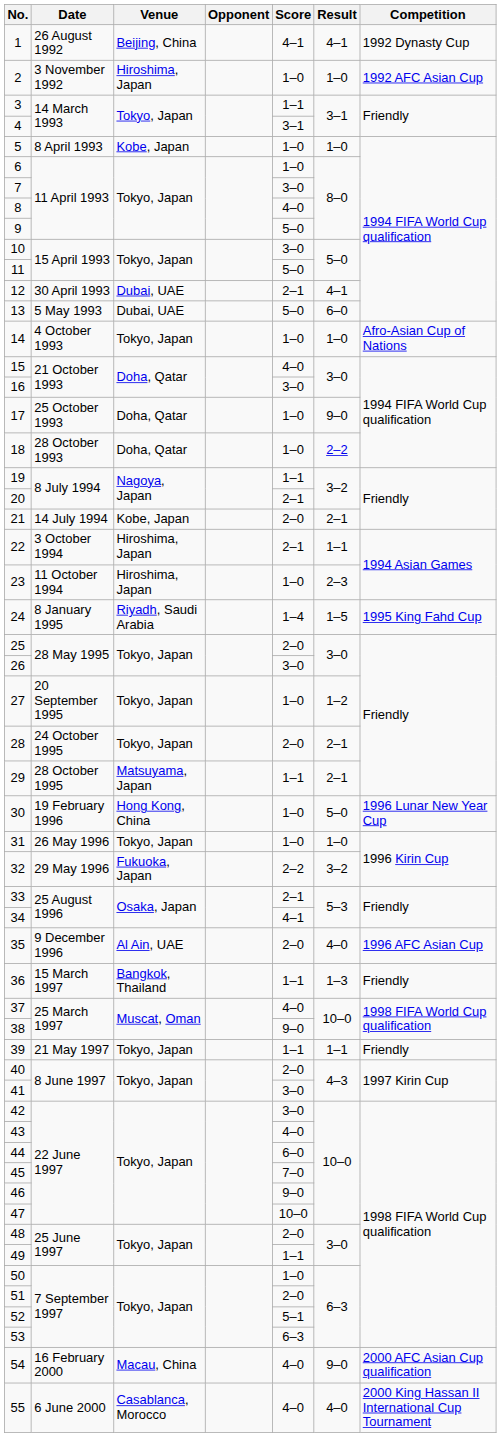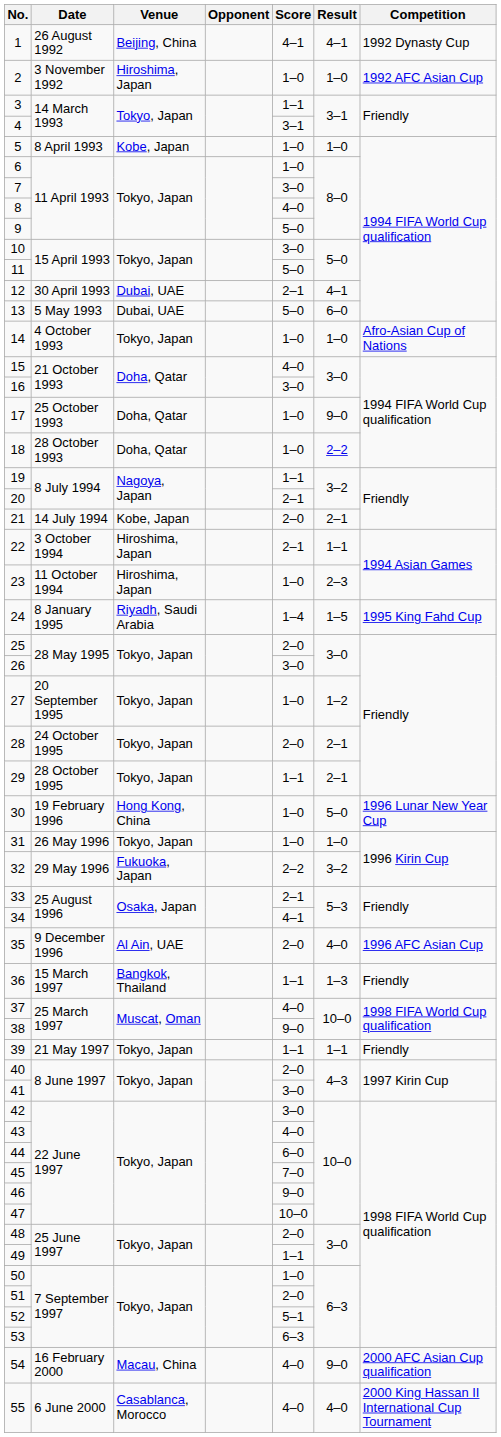(152, 778) Matsuyama, Japan -> (155, 778) Tokyo, Japan
